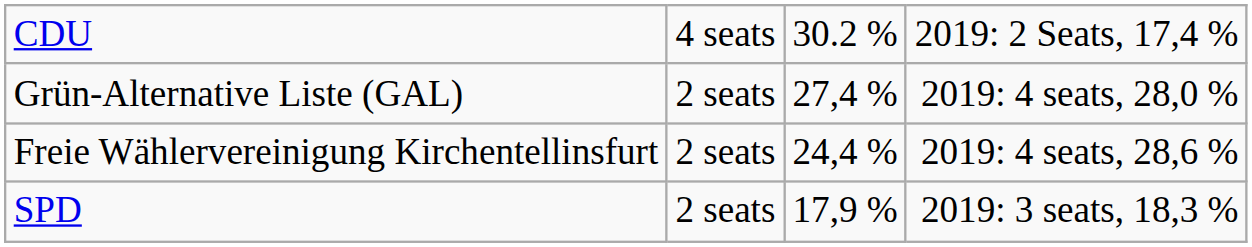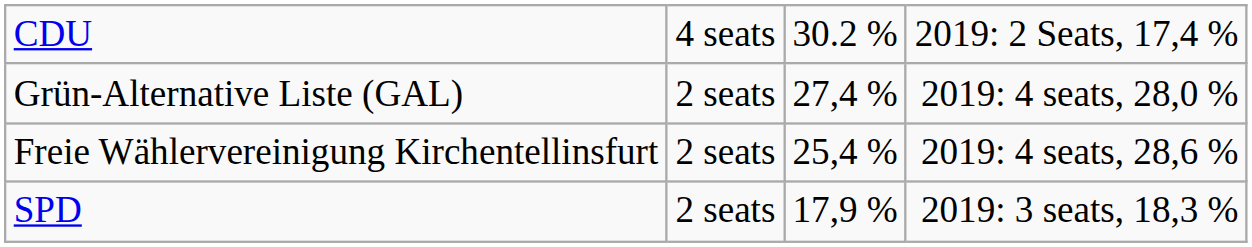(845, 151) 24,4 % -> (845, 151) 25,4 %
